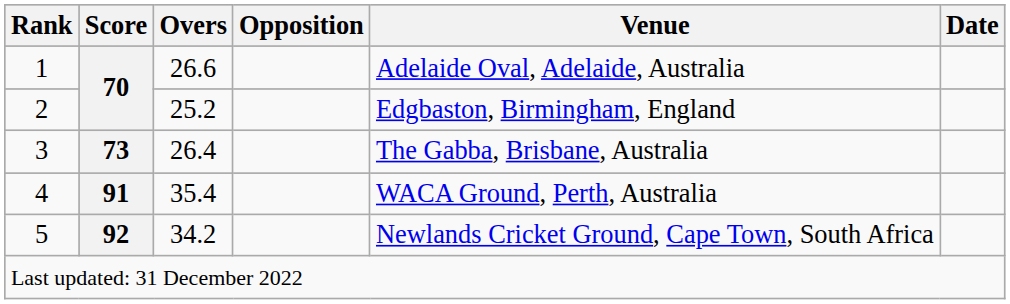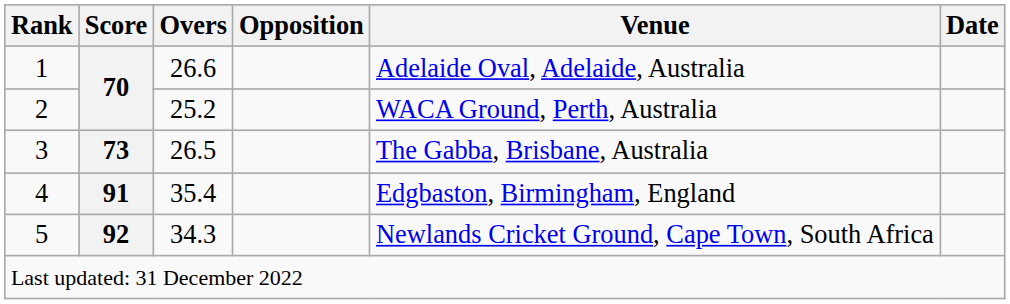(556, 109) Edgbaston, Birmingham, England -> (546, 109) WACA Ground, Perth, Australia
(193, 151) 26.4 -> (193, 151) 26.5
(546, 192) WACA Ground, Perth, Australia -> (556, 192) Edgbaston, Birmingham, England
(193, 234) 34.2 -> (193, 234) 34.3
